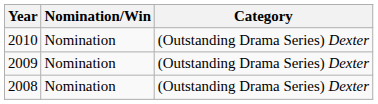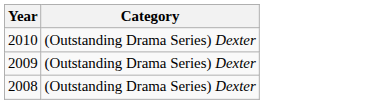- column: (98, 16)
